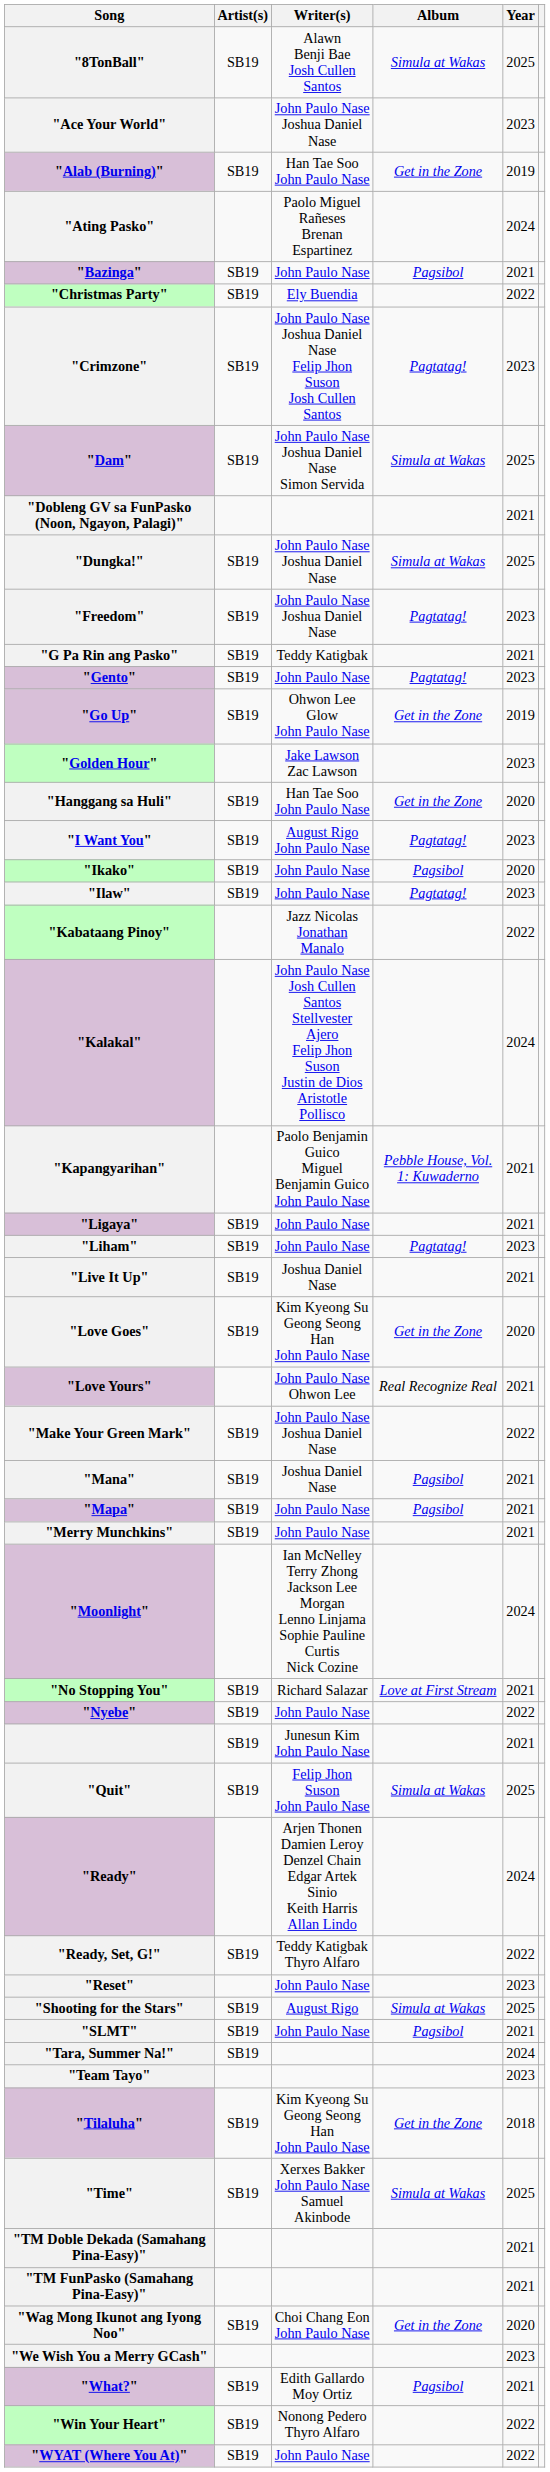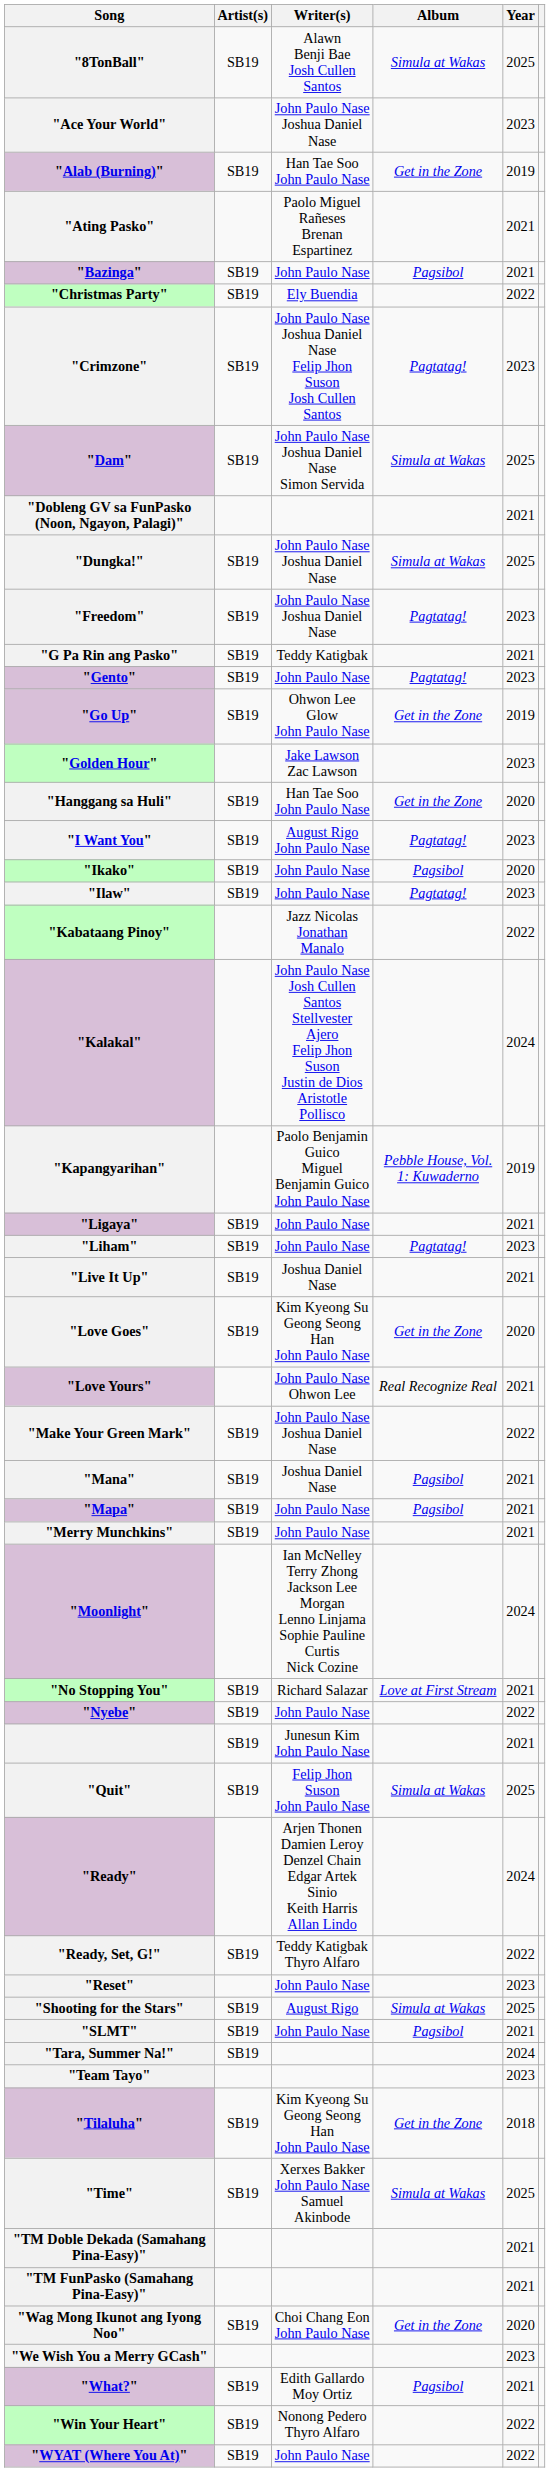(521, 226) 2024 -> (521, 226) 2021
(521, 1169) 2021 -> (521, 1169) 2019
